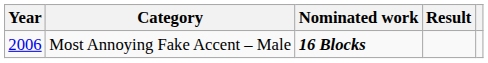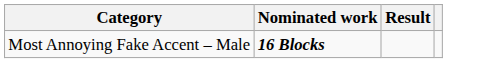- column: (25, 17)
